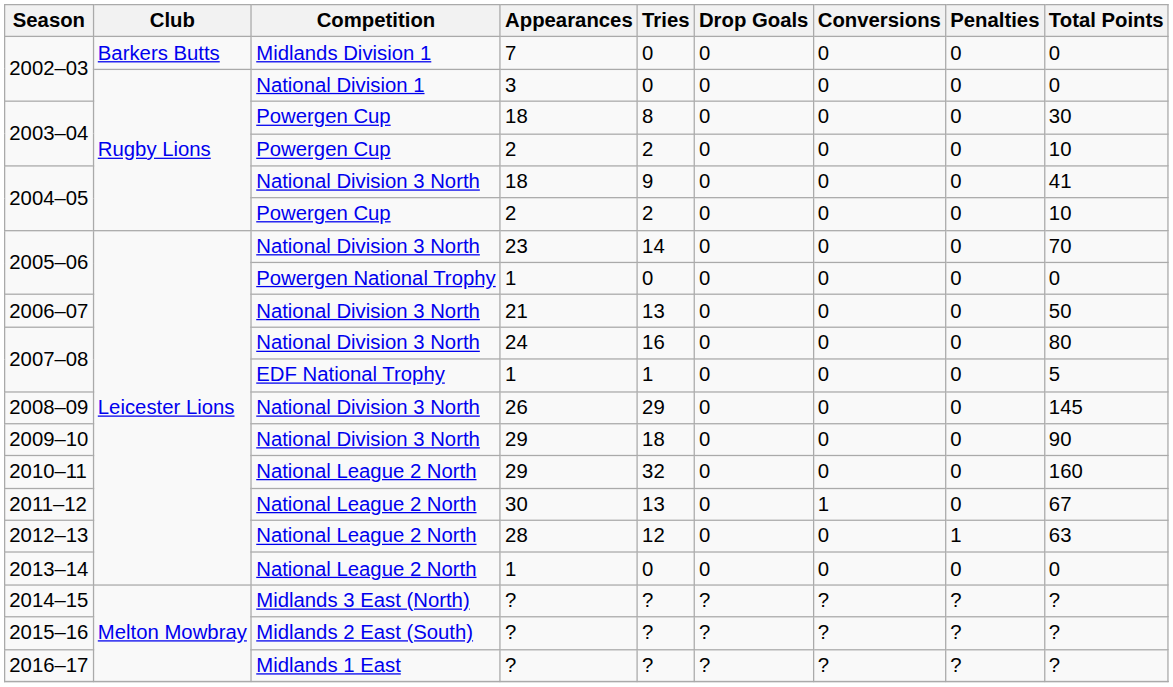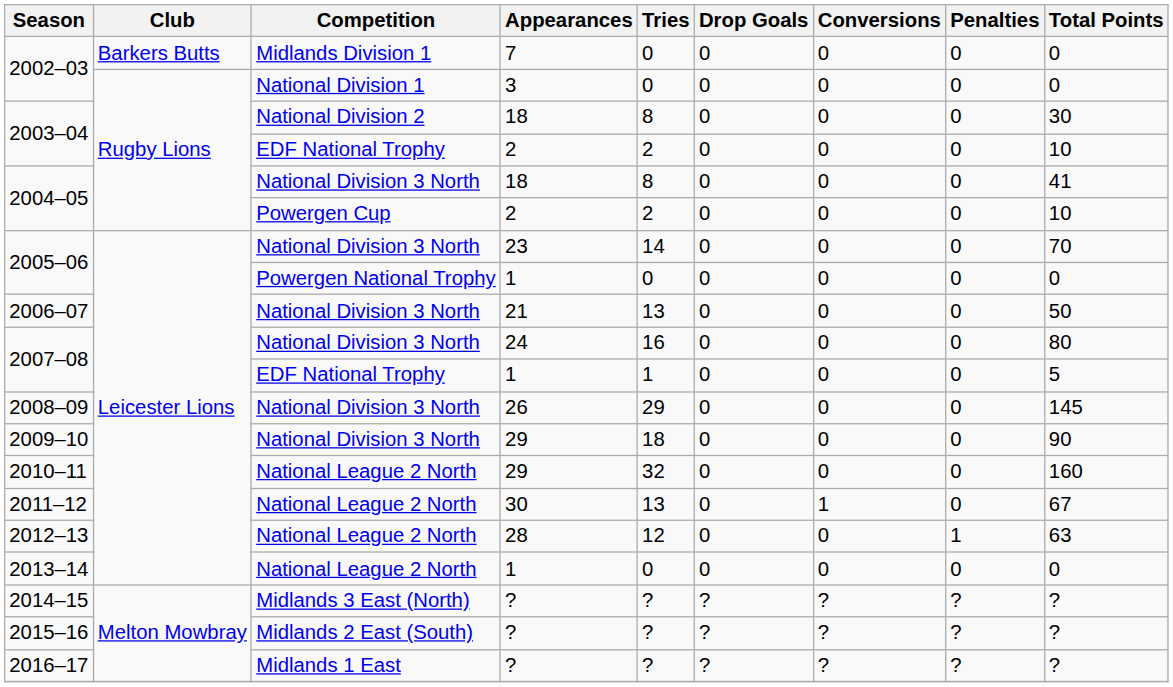(323, 117) Powergen Cup -> (340, 117) National Division 2
(323, 149) Powergen Cup -> (351, 149) EDF National Trophy
(648, 181) 9 -> (648, 181) 8
